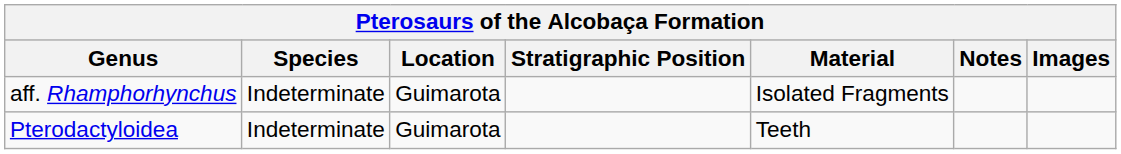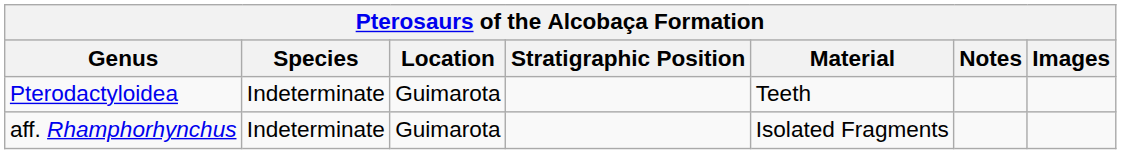rows swapped: (123, 93) <-> (94, 129)
